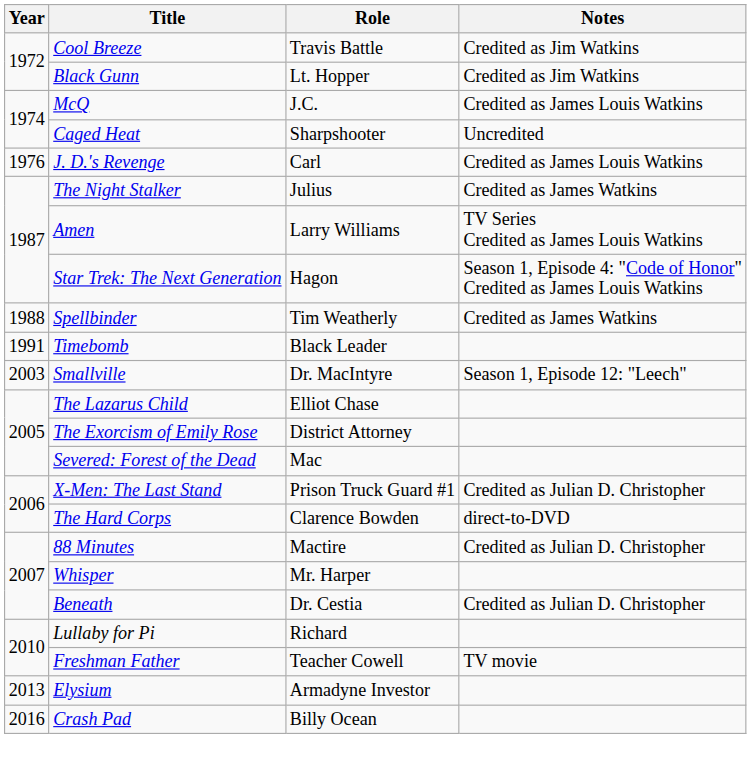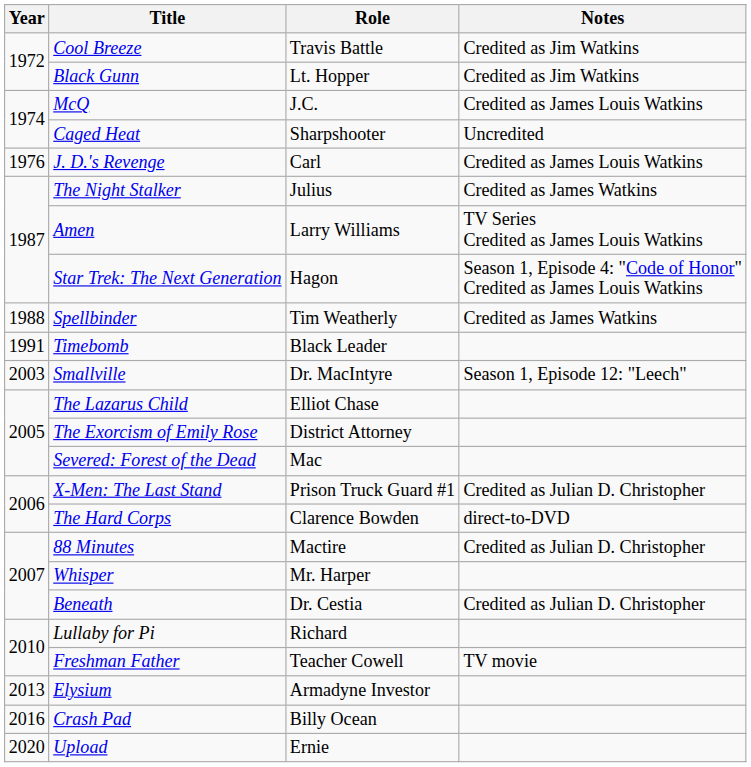+ row: (80, 747)
